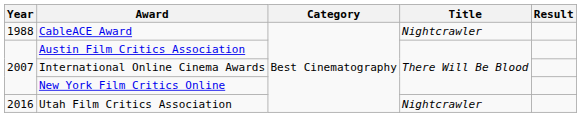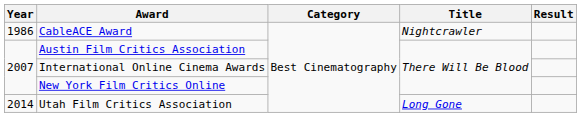(20, 31) 1988 -> (20, 31) 1986
(20, 103) 2016 -> (20, 103) 2014
(442, 103) Nightcrawler -> (432, 103) Long Gone
